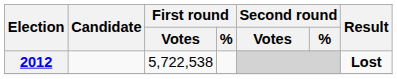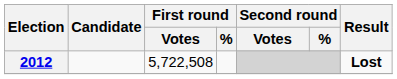(181, 62) 5,722,538 -> (181, 62) 5,722,508
